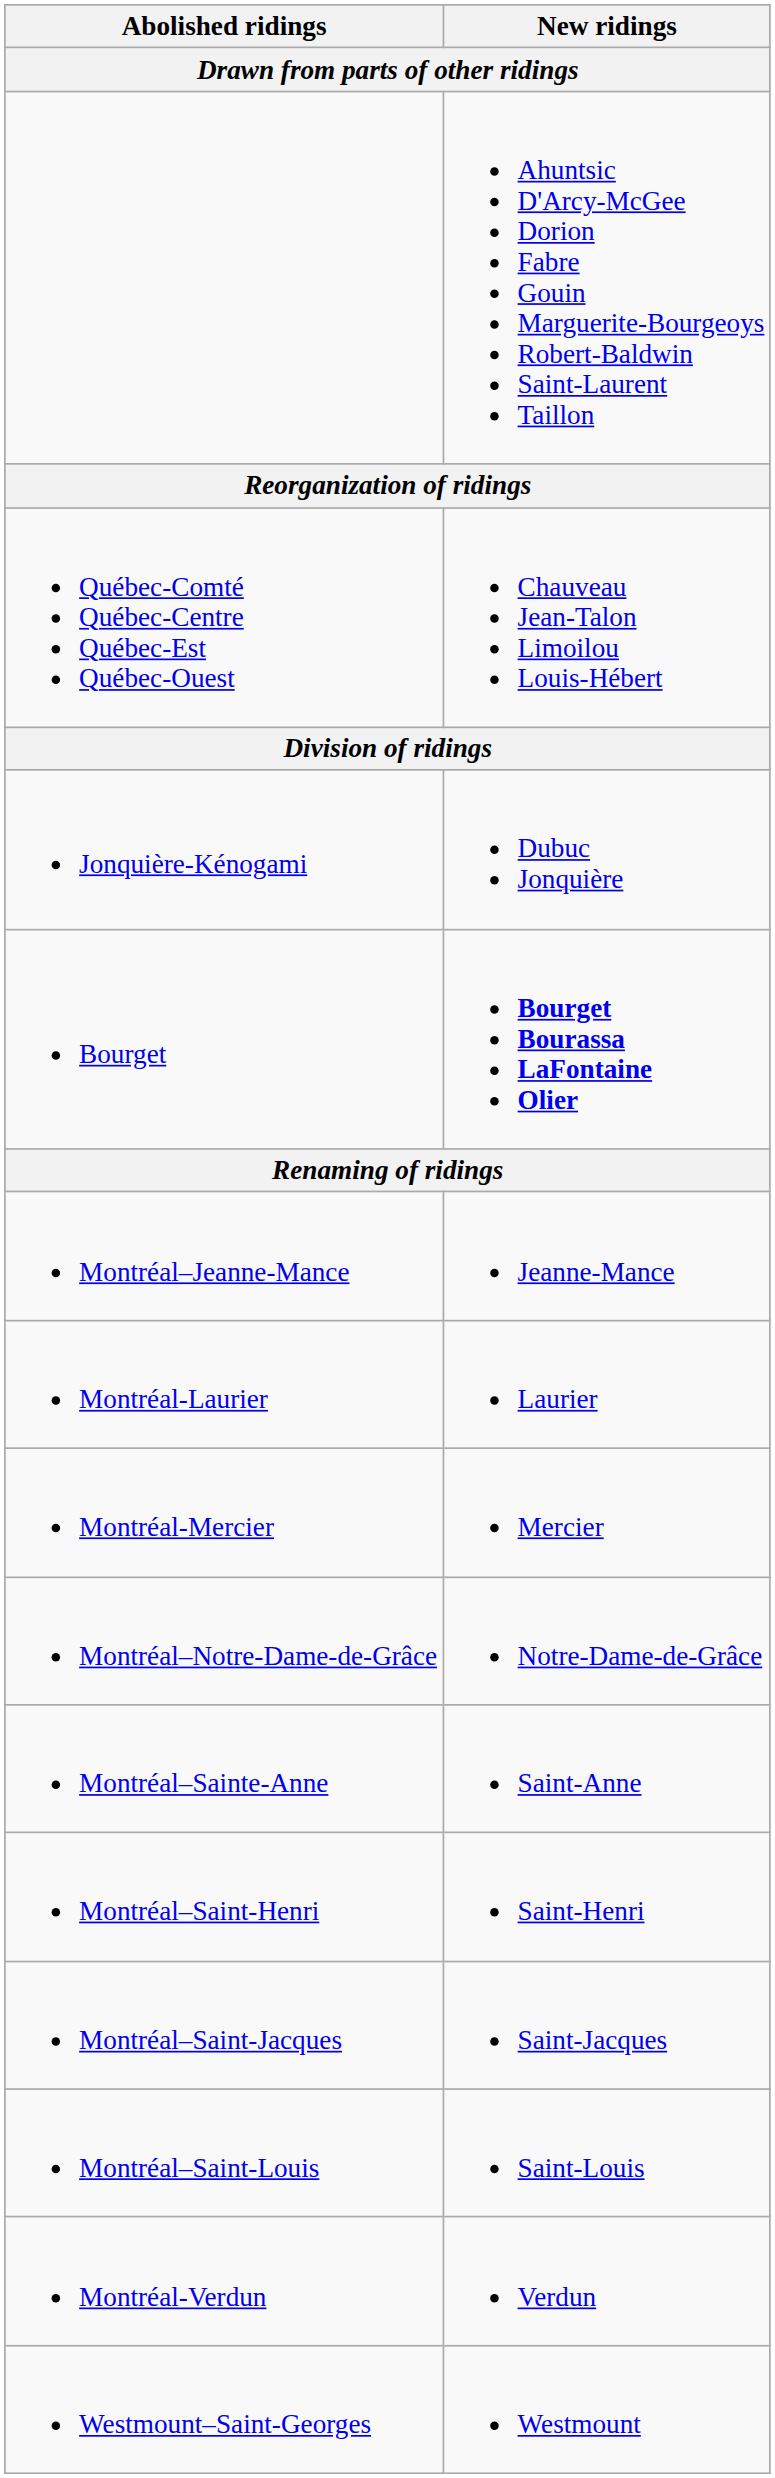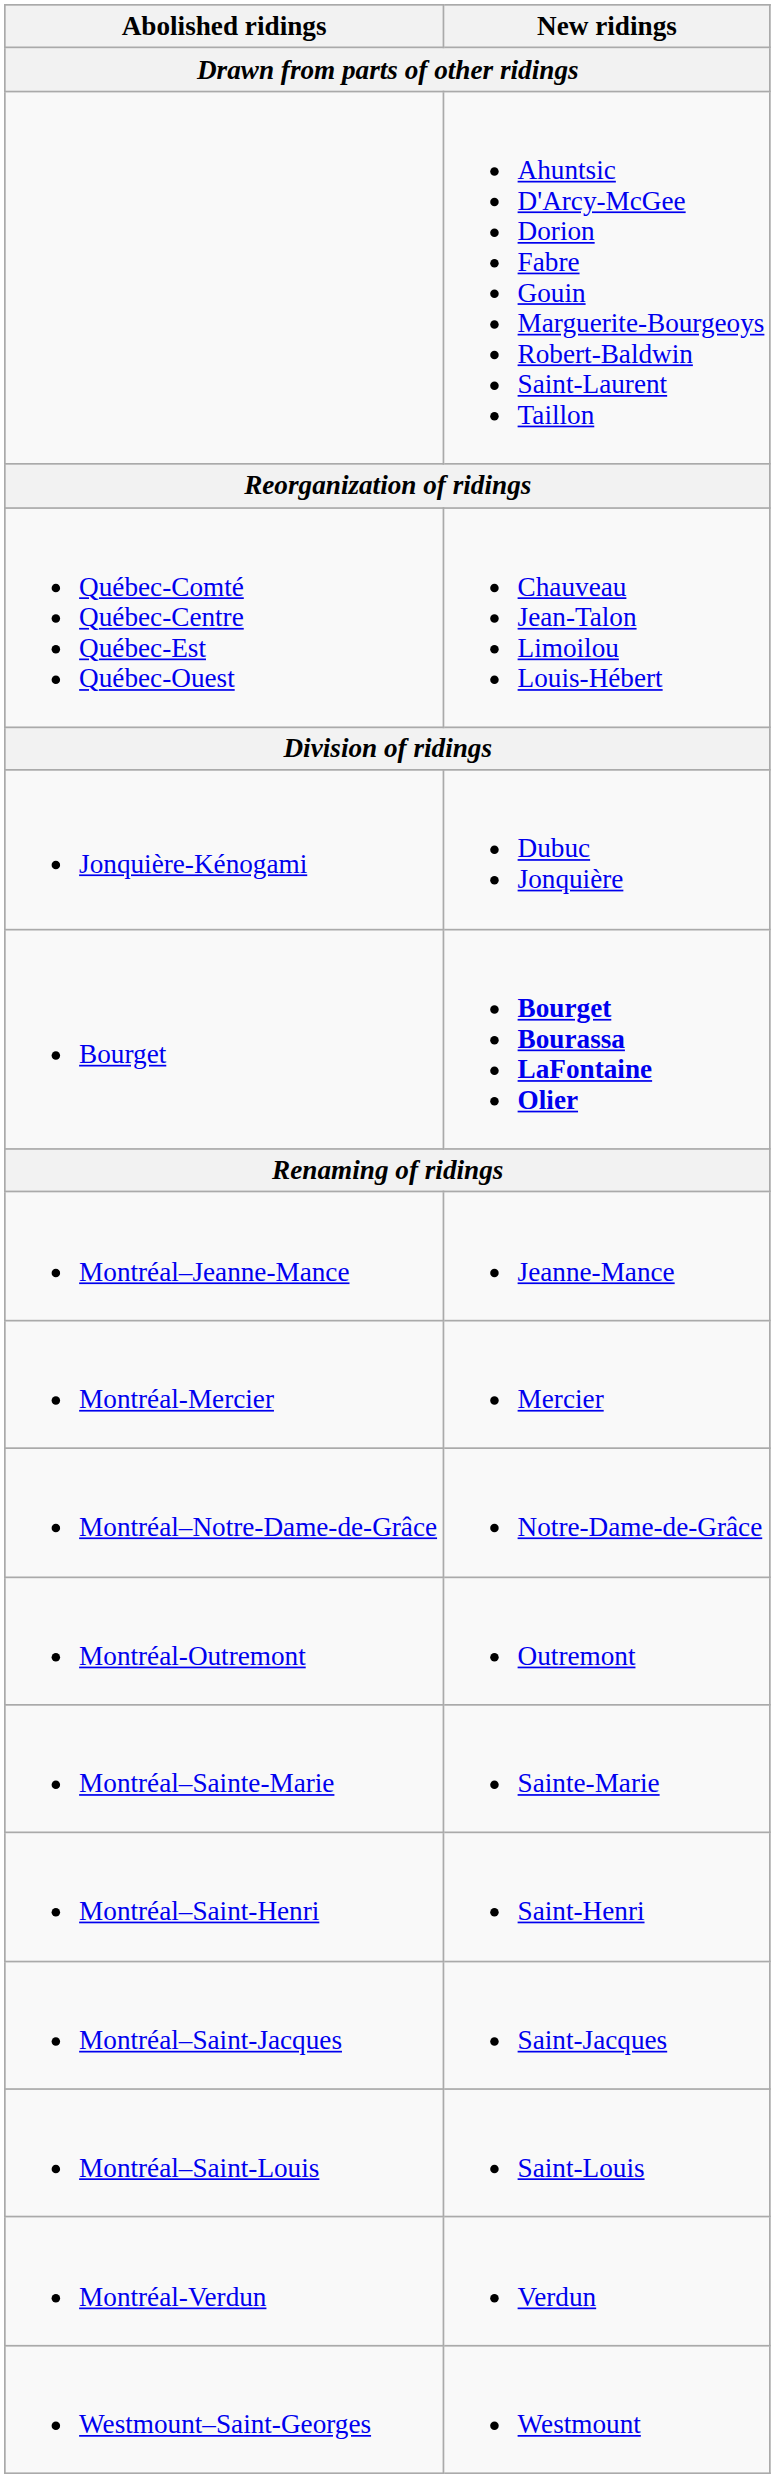- row: (224, 1400)
+ row: (224, 1656)
- row: (224, 1784)
+ row: (224, 1784)
